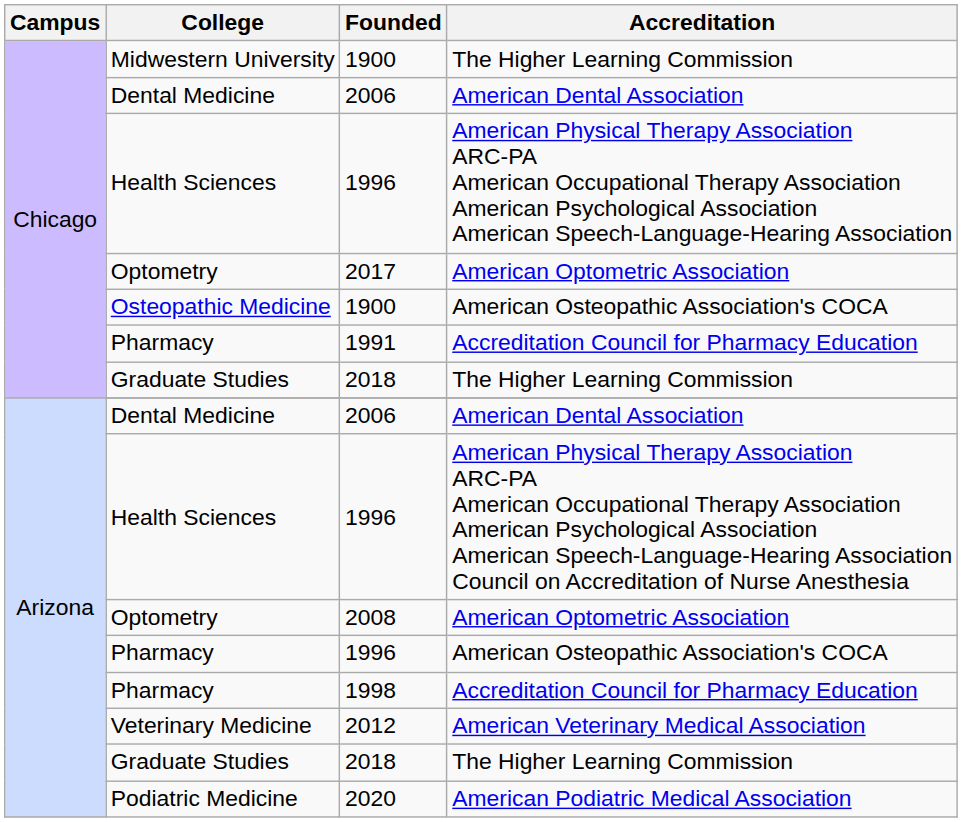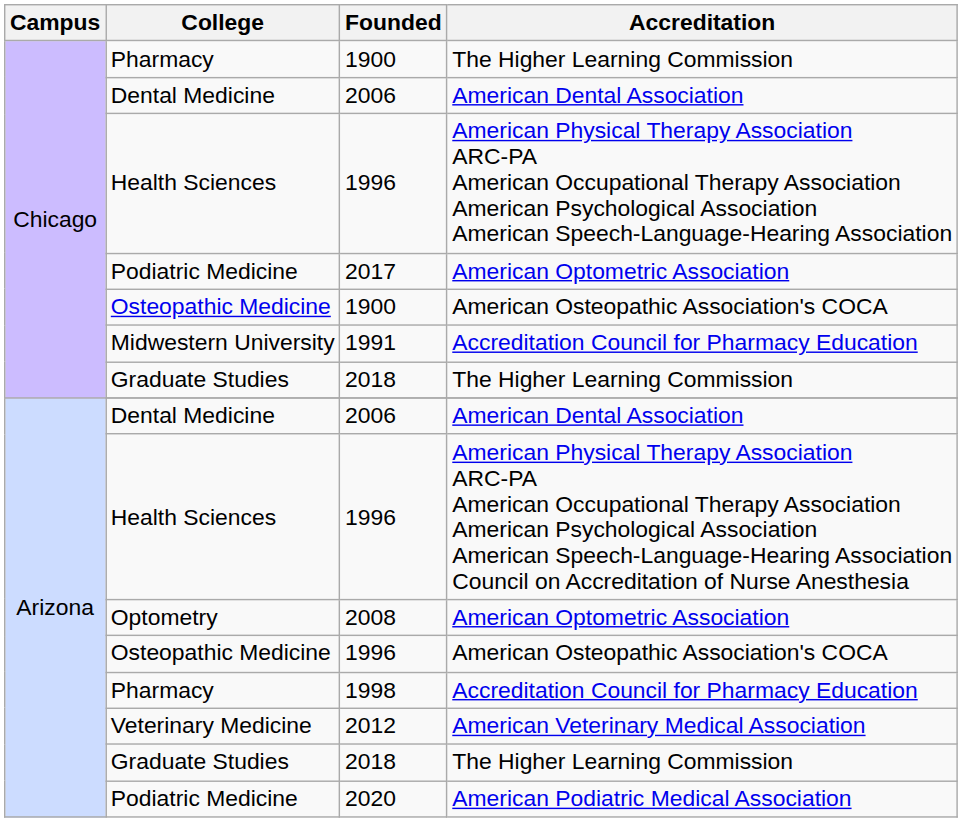(223, 58) Midwestern University -> (162, 58) Pharmacy
(164, 270) Optometry -> (204, 270) Podiatric Medicine
(162, 343) Pharmacy -> (223, 343) Midwestern University
(162, 653) Pharmacy -> (221, 653) Osteopathic Medicine
